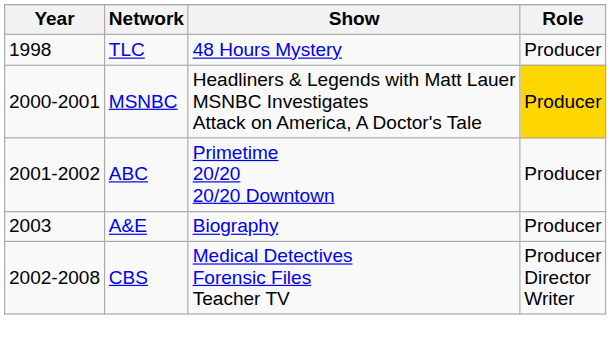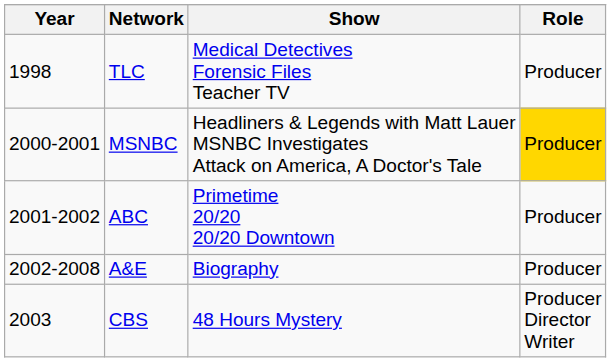(267, 49) 48 Hours Mystery -> (273, 71) Medical Detectives Forensic Files Teacher TV
(30, 226) 2003 -> (55, 268) 2002-2008
(55, 277) 2002-2008 -> (30, 320) 2003
(273, 277) Medical Detectives Forensic Files Teacher TV -> (267, 320) 48 Hours Mystery
